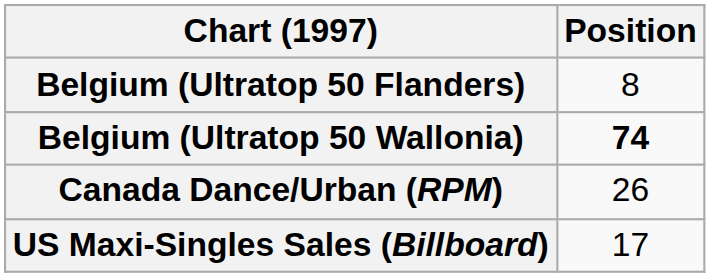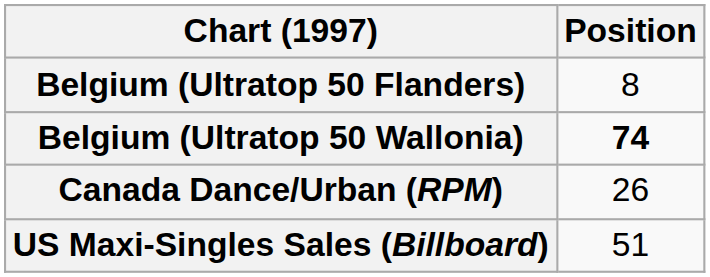(630, 244) 17 -> (630, 244) 51
